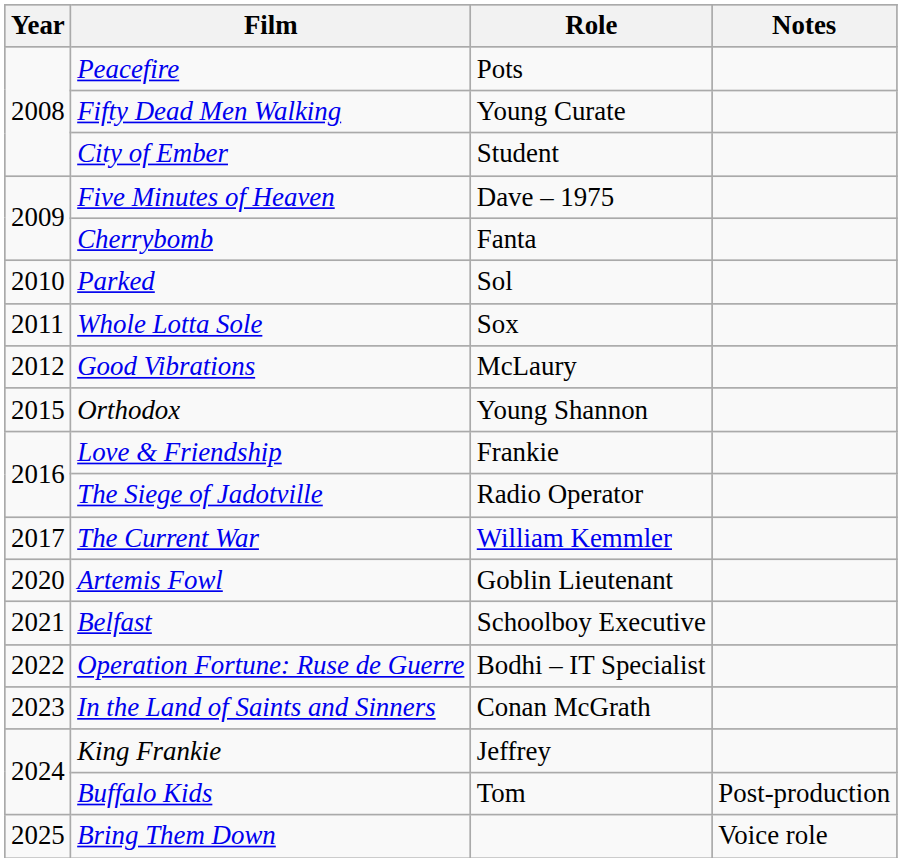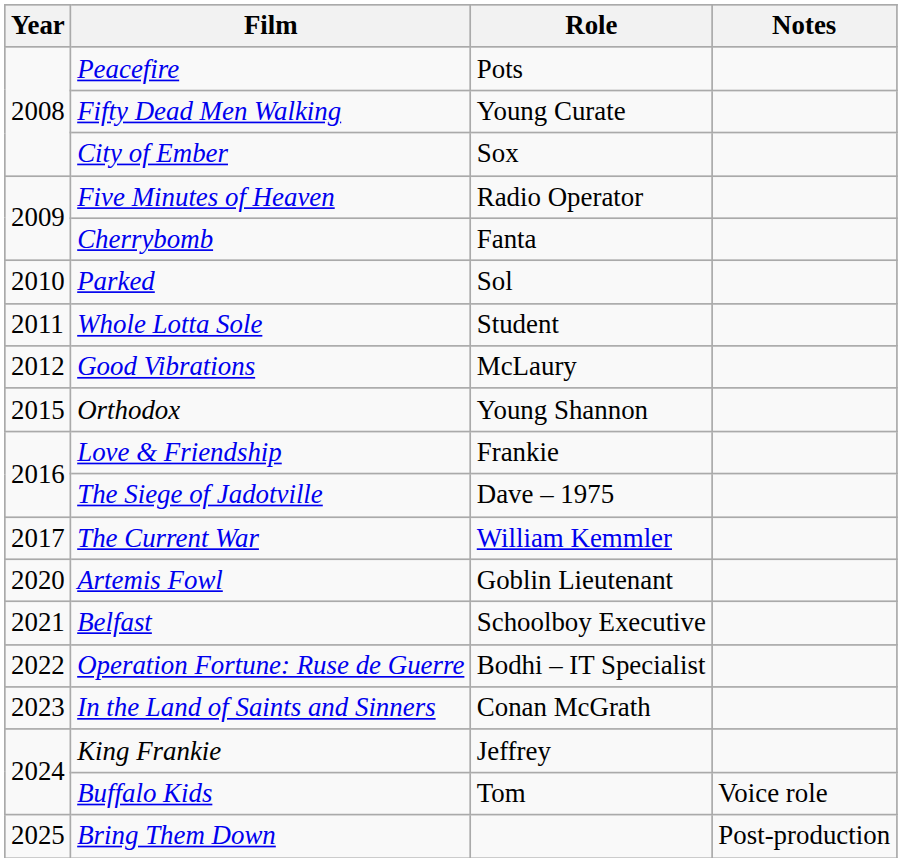(518, 153) Student -> (498, 153) Sox
(545, 196) Dave – 1975 -> (560, 196) Radio Operator
(498, 324) Sox -> (518, 324) Student
(560, 494) Radio Operator -> (545, 494) Dave – 1975
(804, 793) Post-production -> (773, 793) Voice role
(773, 835) Voice role -> (804, 835) Post-production
